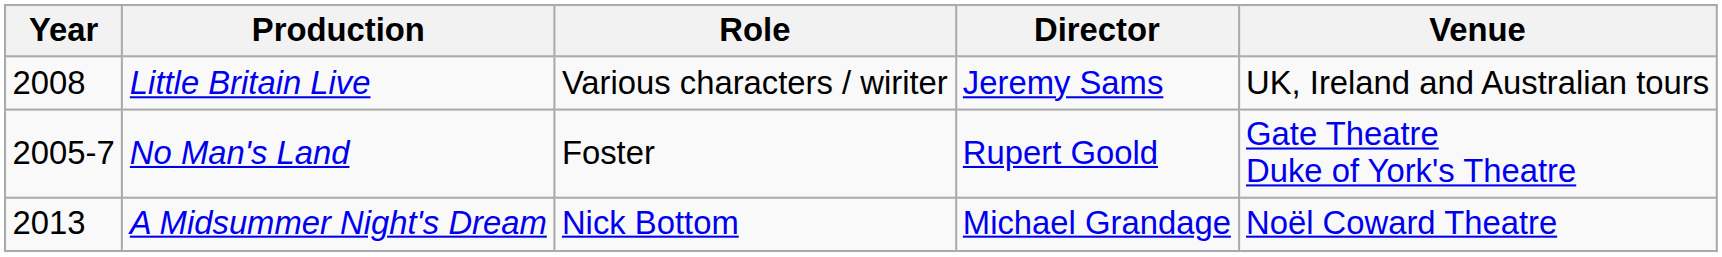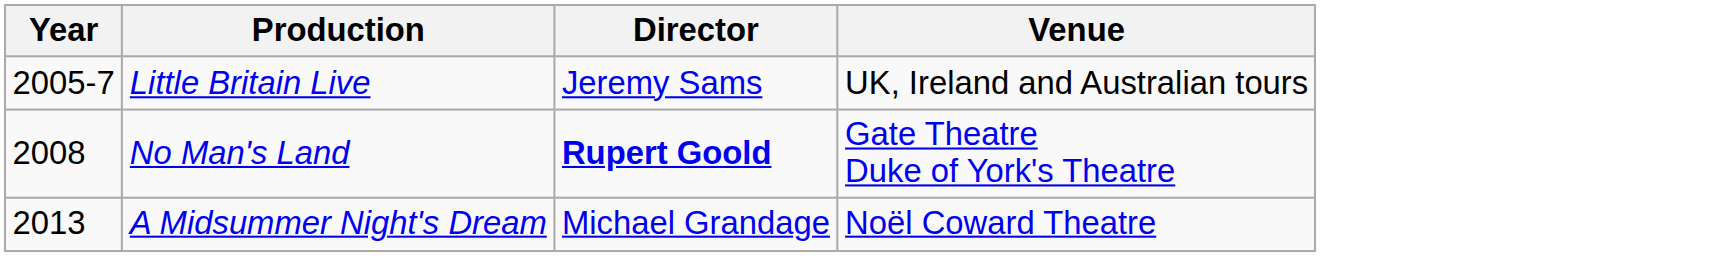- column: (755, 30)
(49, 82) 2008 -> (64, 82) 2005-7
(64, 152) 2005-7 -> (49, 152) 2008
(1060, 152) normal -> (667, 152) bold
